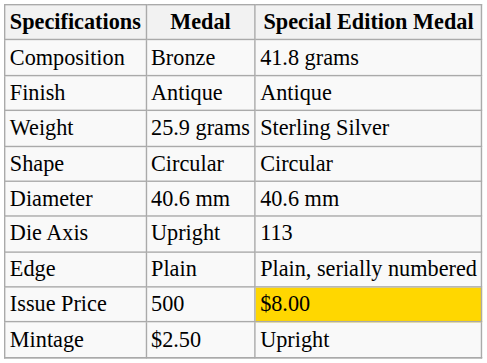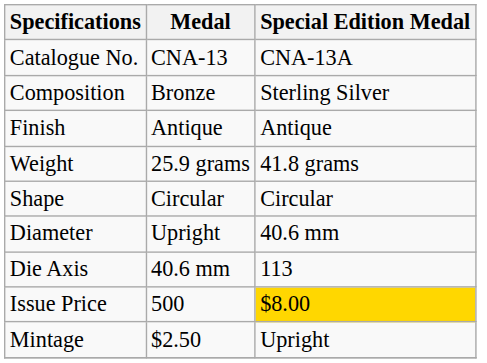+ row: (74, 57)
(310, 57) 41.8 grams -> (325, 92) Sterling Silver
(325, 127) Sterling Silver -> (310, 163) 41.8 grams
(191, 198) 40.6 mm -> (186, 233) Upright
(186, 233) Upright -> (191, 269) 40.6 mm
- row: (33, 269)
